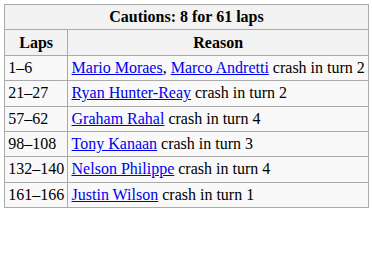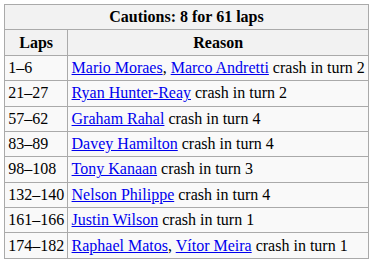+ row: (173, 144)
+ row: (210, 245)
